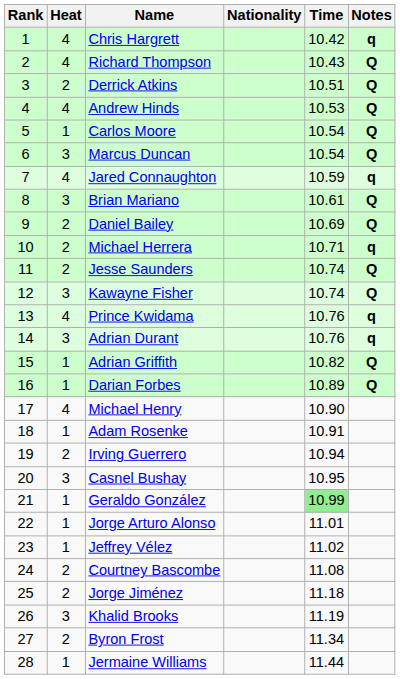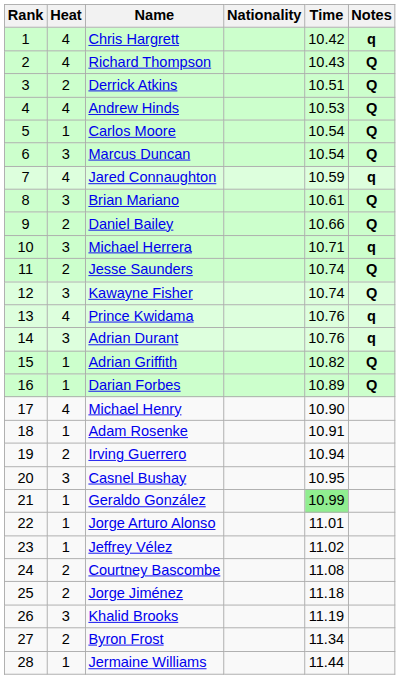(326, 223) 10.69 -> (326, 223) 10.66
(66, 246) 2 -> (66, 246) 3
